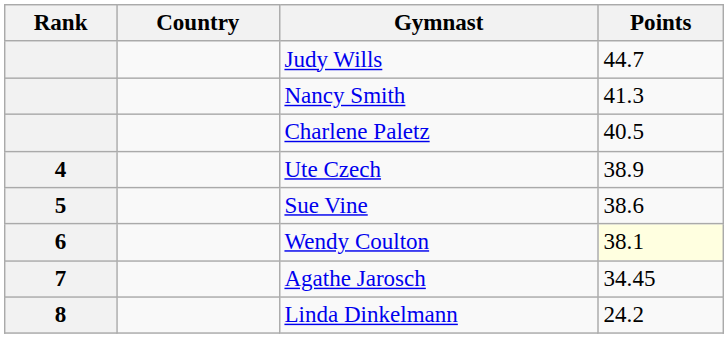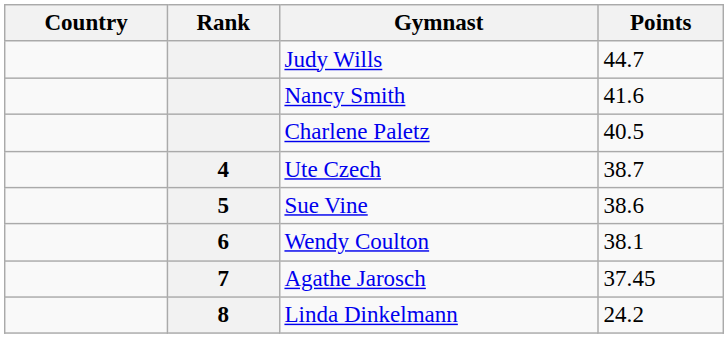columns swapped: (61, 22) <-> (198, 22)
(624, 95) 41.3 -> (624, 95) 41.6
(624, 168) 38.9 -> (624, 168) 38.7
(624, 242) lightyellow background -> (624, 242) no background
(630, 278) 34.45 -> (630, 278) 37.45
